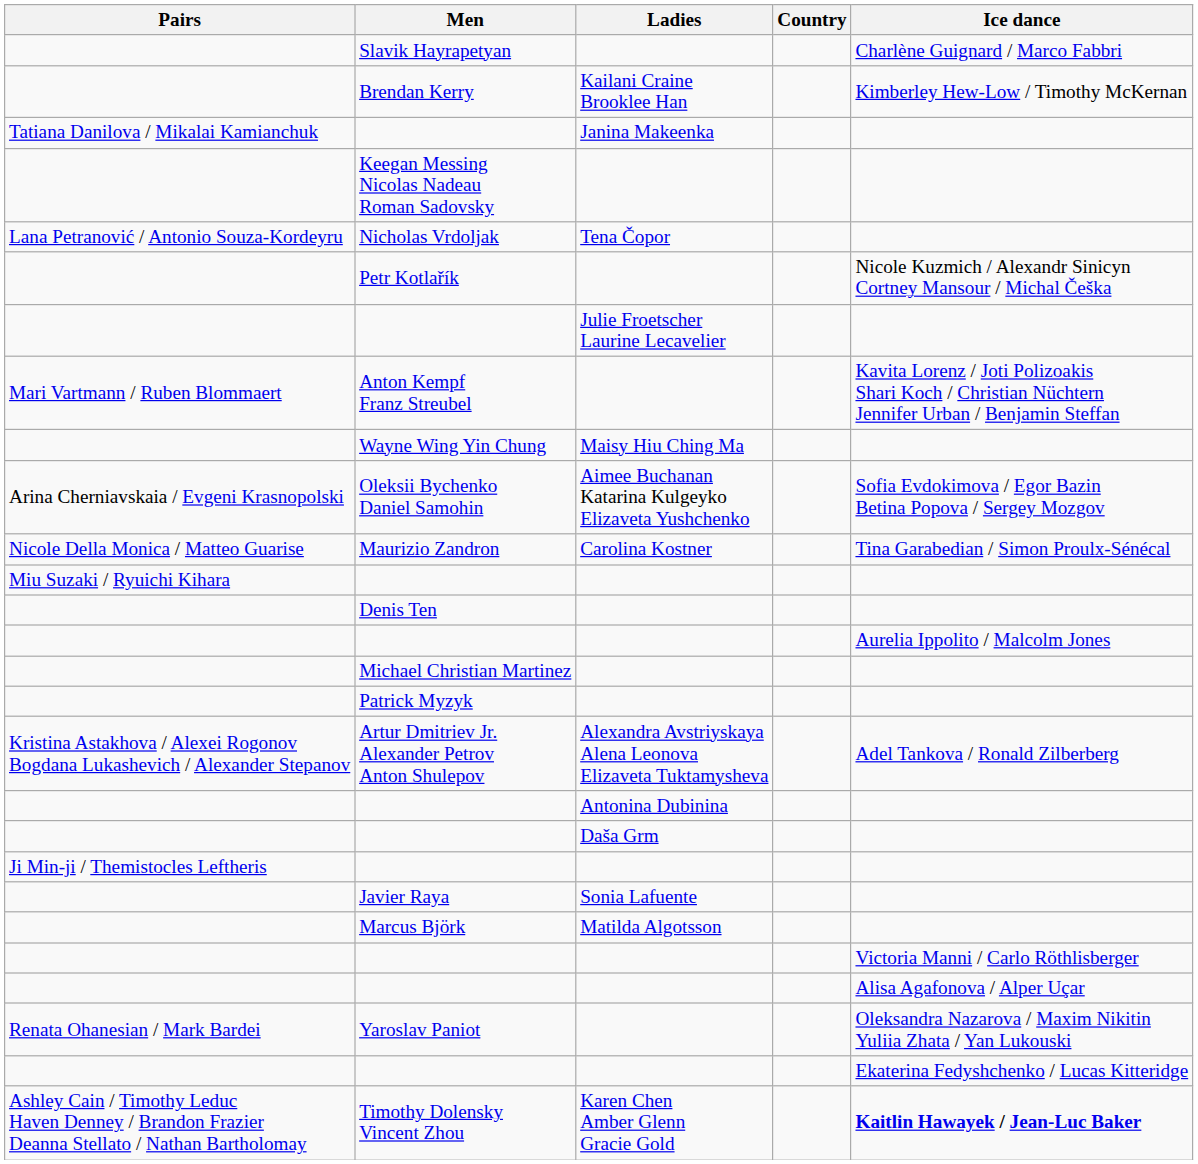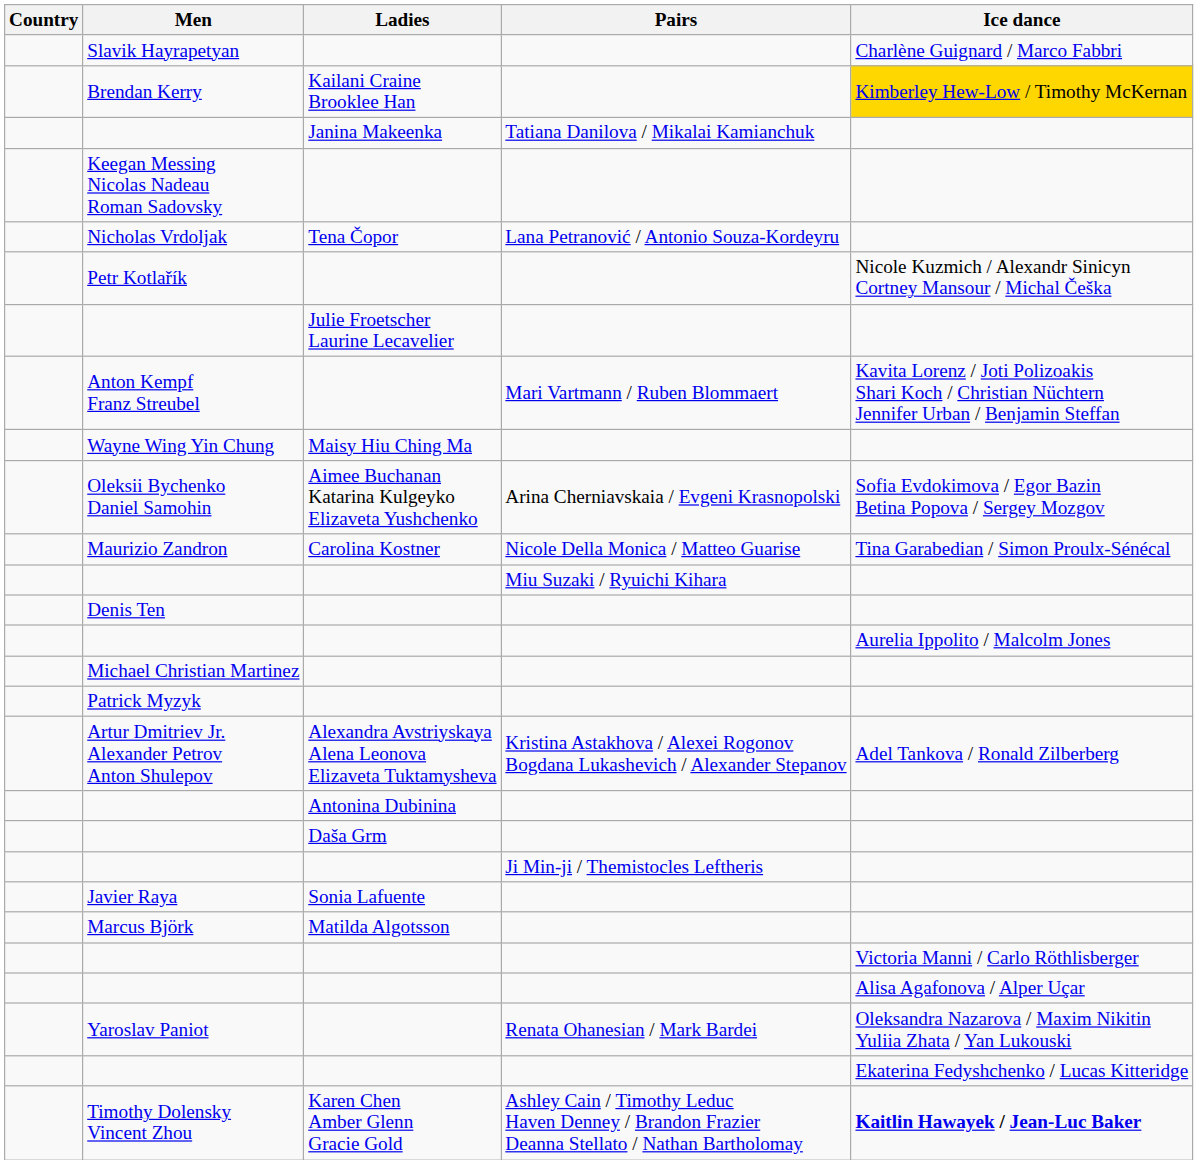columns swapped: (812, 19) <-> (180, 19)
(1021, 91) no background -> (1021, 91) gold background
